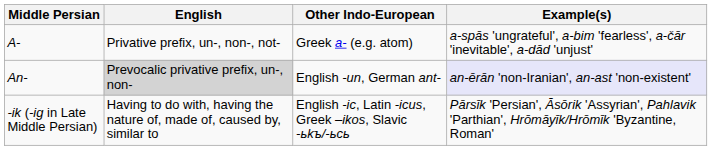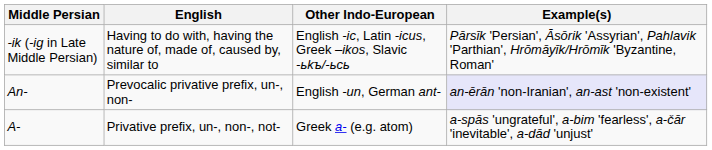rows swapped: (14, 42) <-> (52, 120)
(195, 77) lightgrey background -> (195, 92) no background
